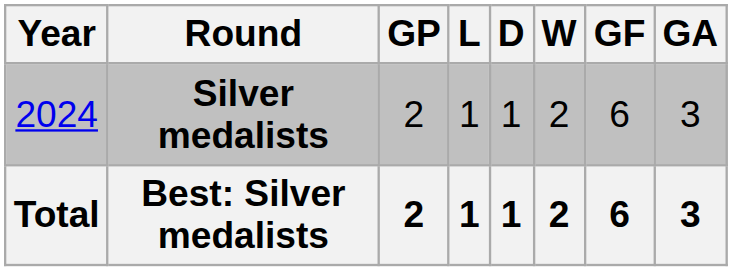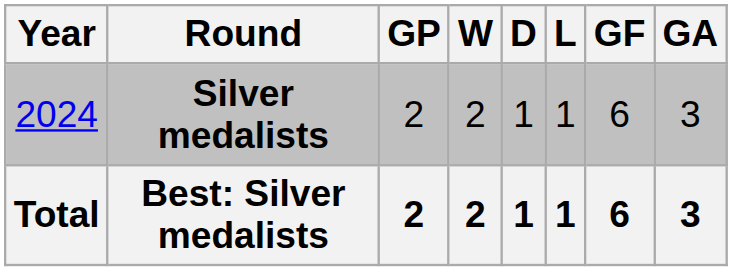columns swapped: (559, 33) <-> (469, 33)
